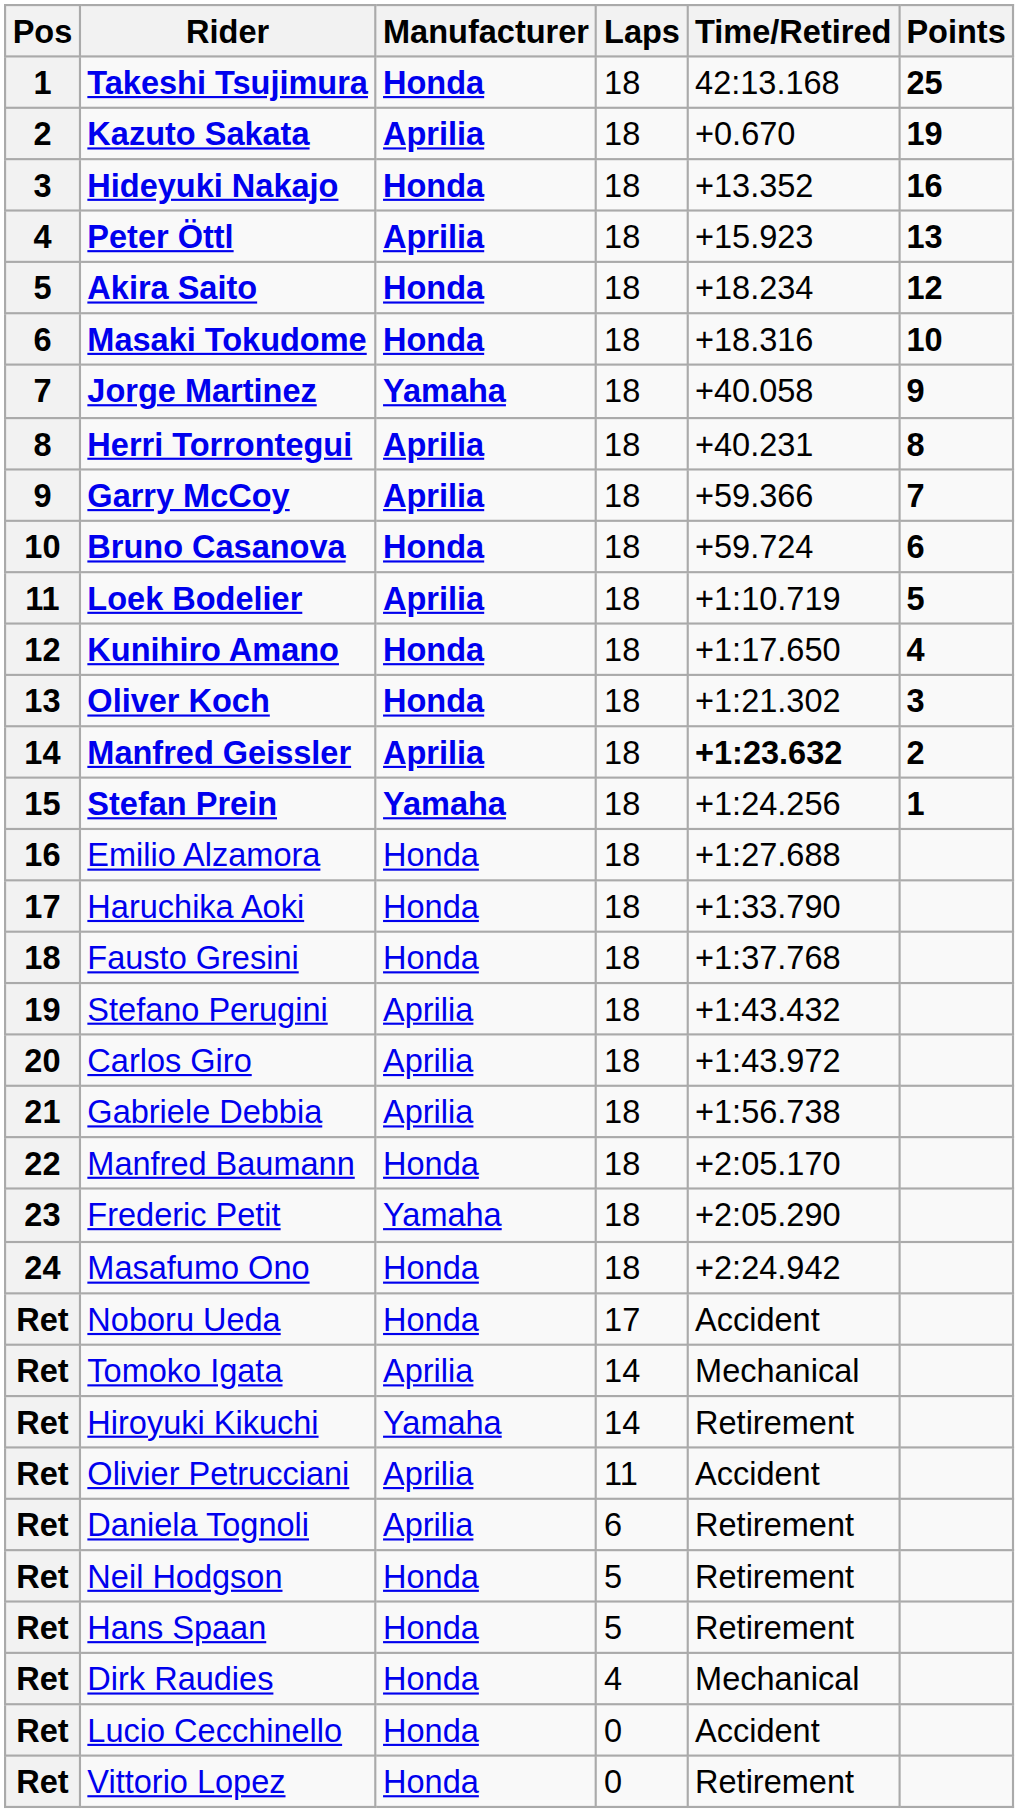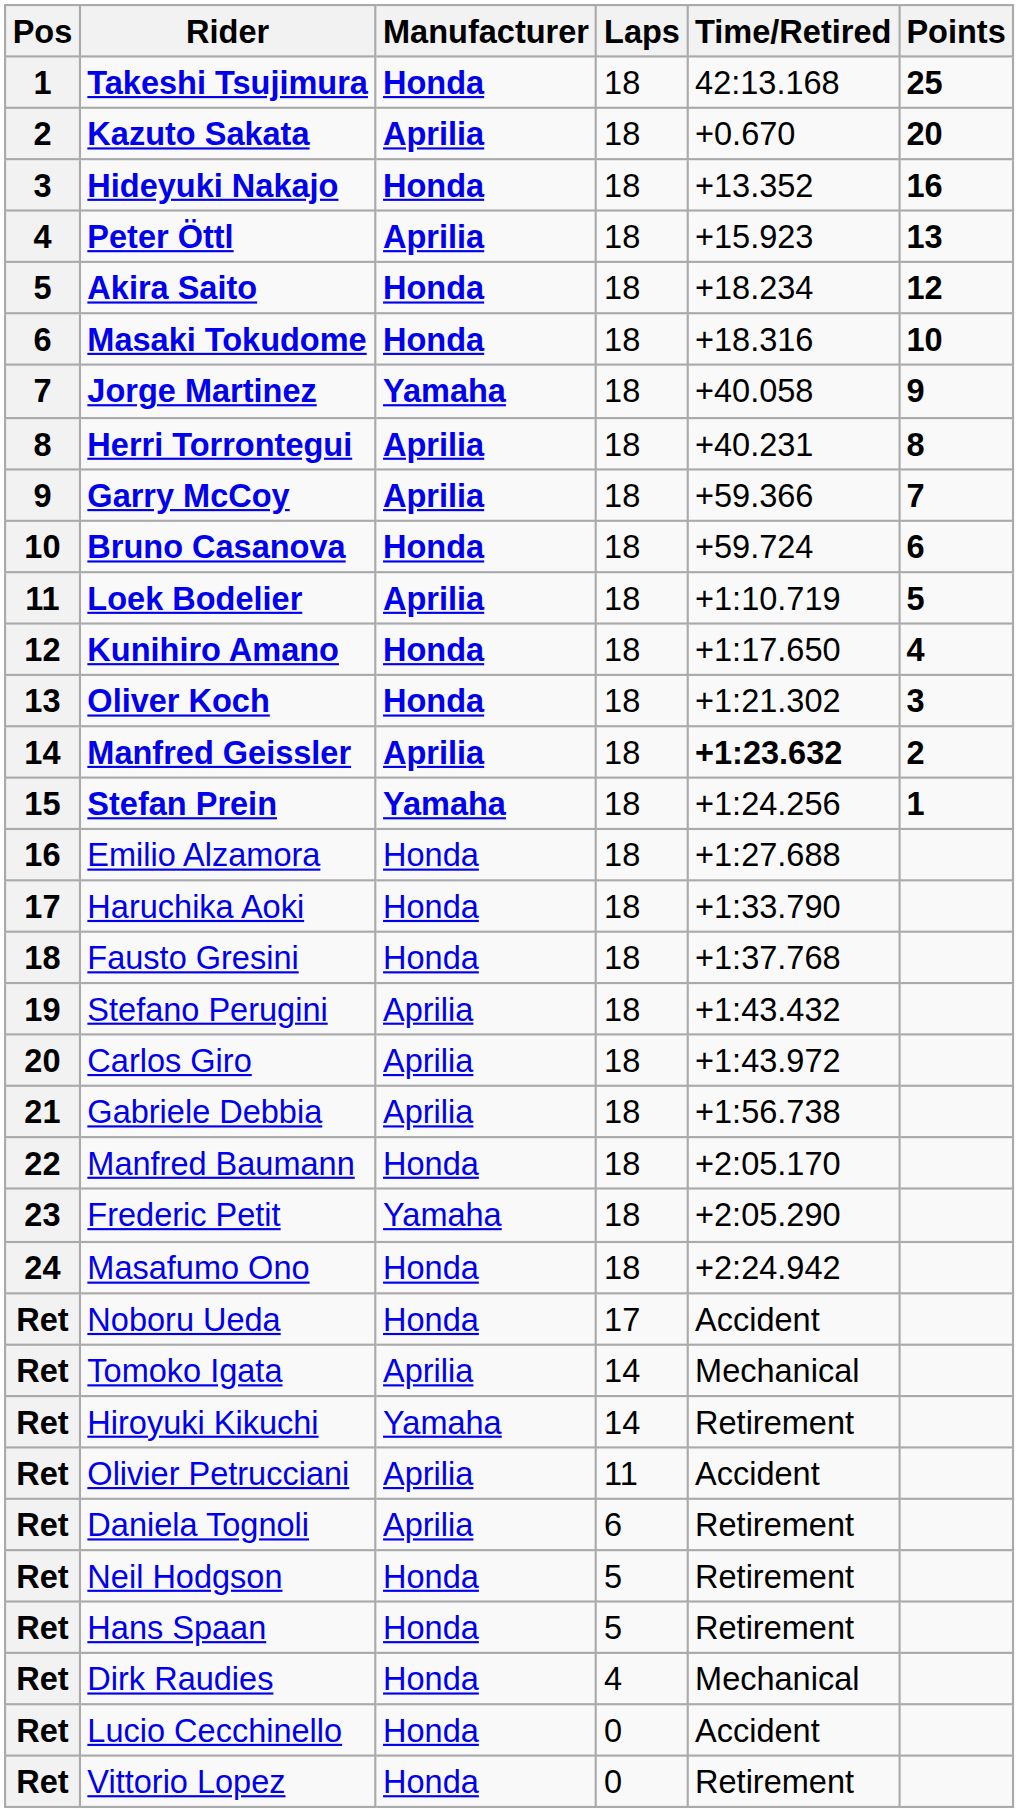(925, 134) 19 -> (925, 134) 20
